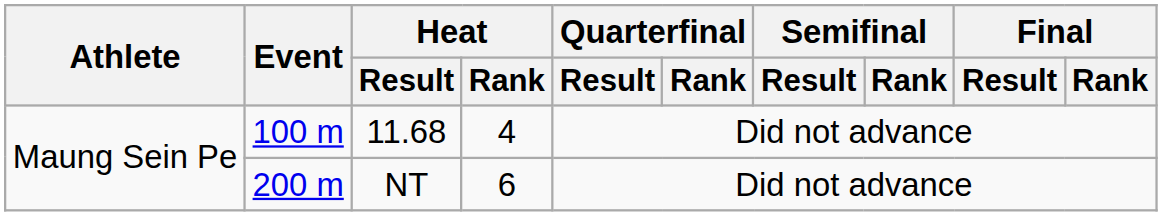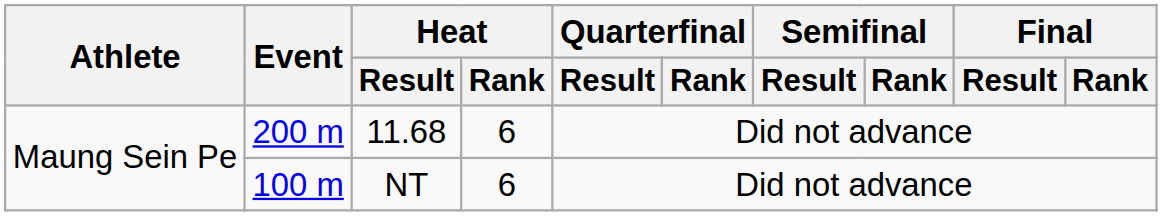(298, 132) 100 m -> (298, 132) 200 m
(507, 132) 4 -> (507, 132) 6
(298, 184) 200 m -> (298, 184) 100 m
